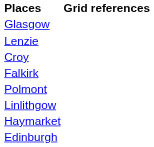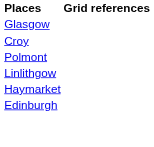- row: (21, 41)
- row: (21, 73)
